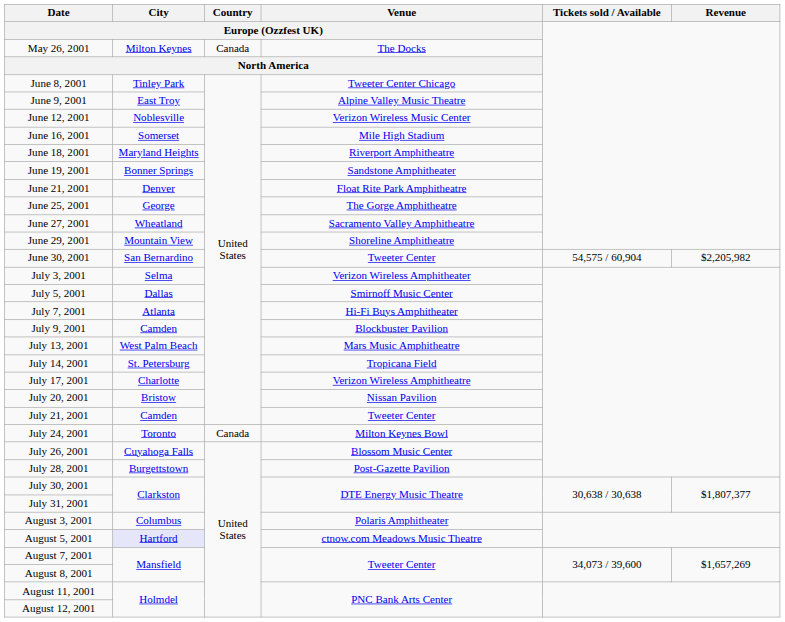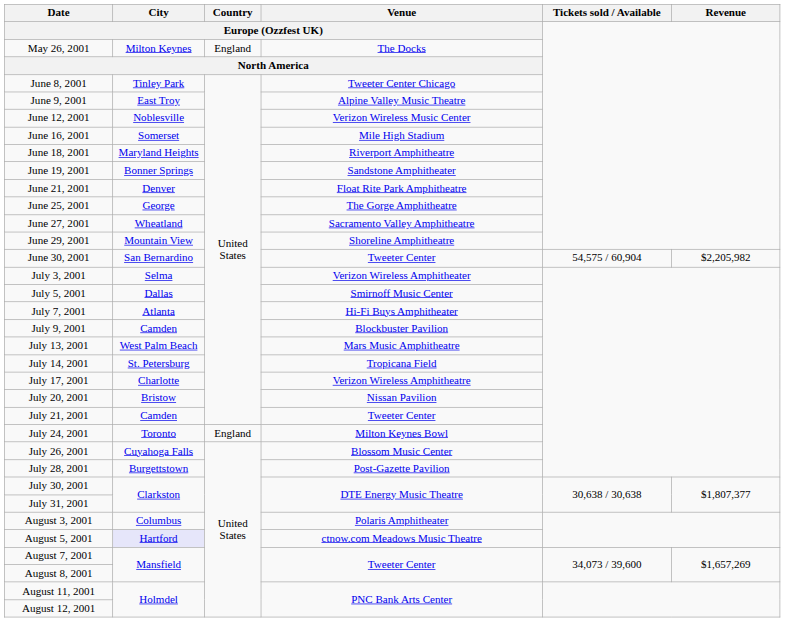(233, 48) Canada -> (233, 48) England
(233, 433) Canada -> (233, 433) England
